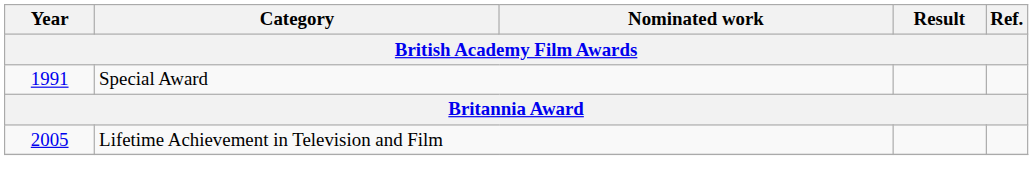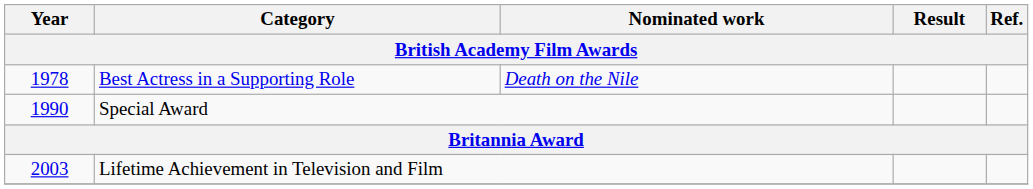+ row: (227, 79)
(50, 79) 1991 -> (50, 109) 1990
(50, 139) 2005 -> (50, 169) 2003
